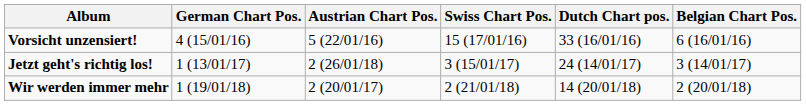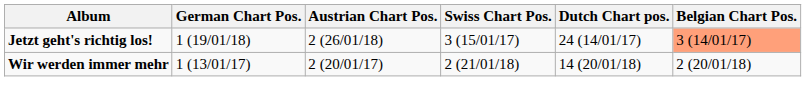- row: (73, 40)
(213, 64) 1 (13/01/17) -> (213, 40) 1 (19/01/18)
(714, 64) no background -> (714, 40) lightsalmon background
(213, 87) 1 (19/01/18) -> (213, 64) 1 (13/01/17)
